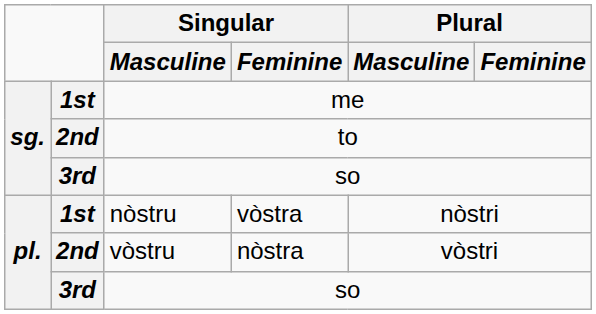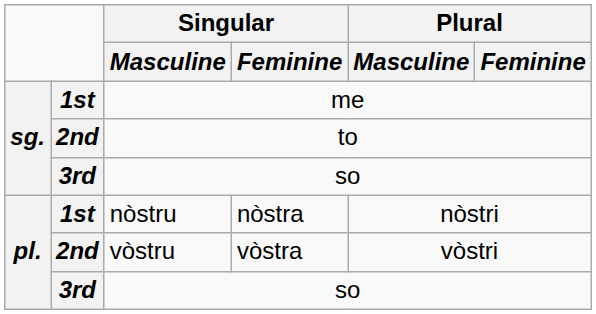(270, 213) vòstra -> (270, 213) nòstra
(270, 251) nòstra -> (270, 251) vòstra
